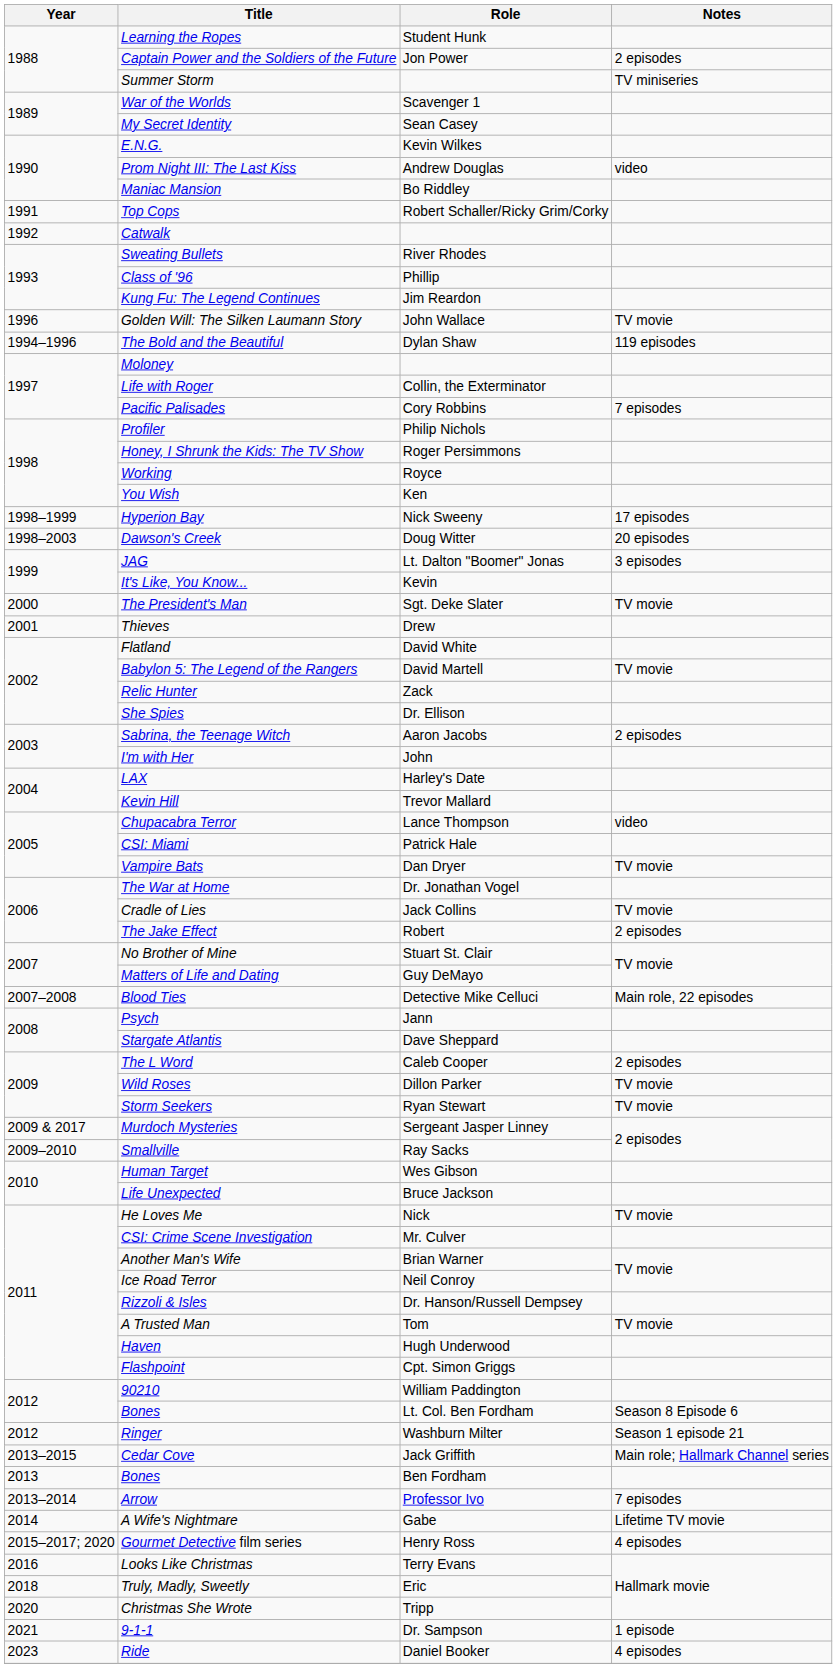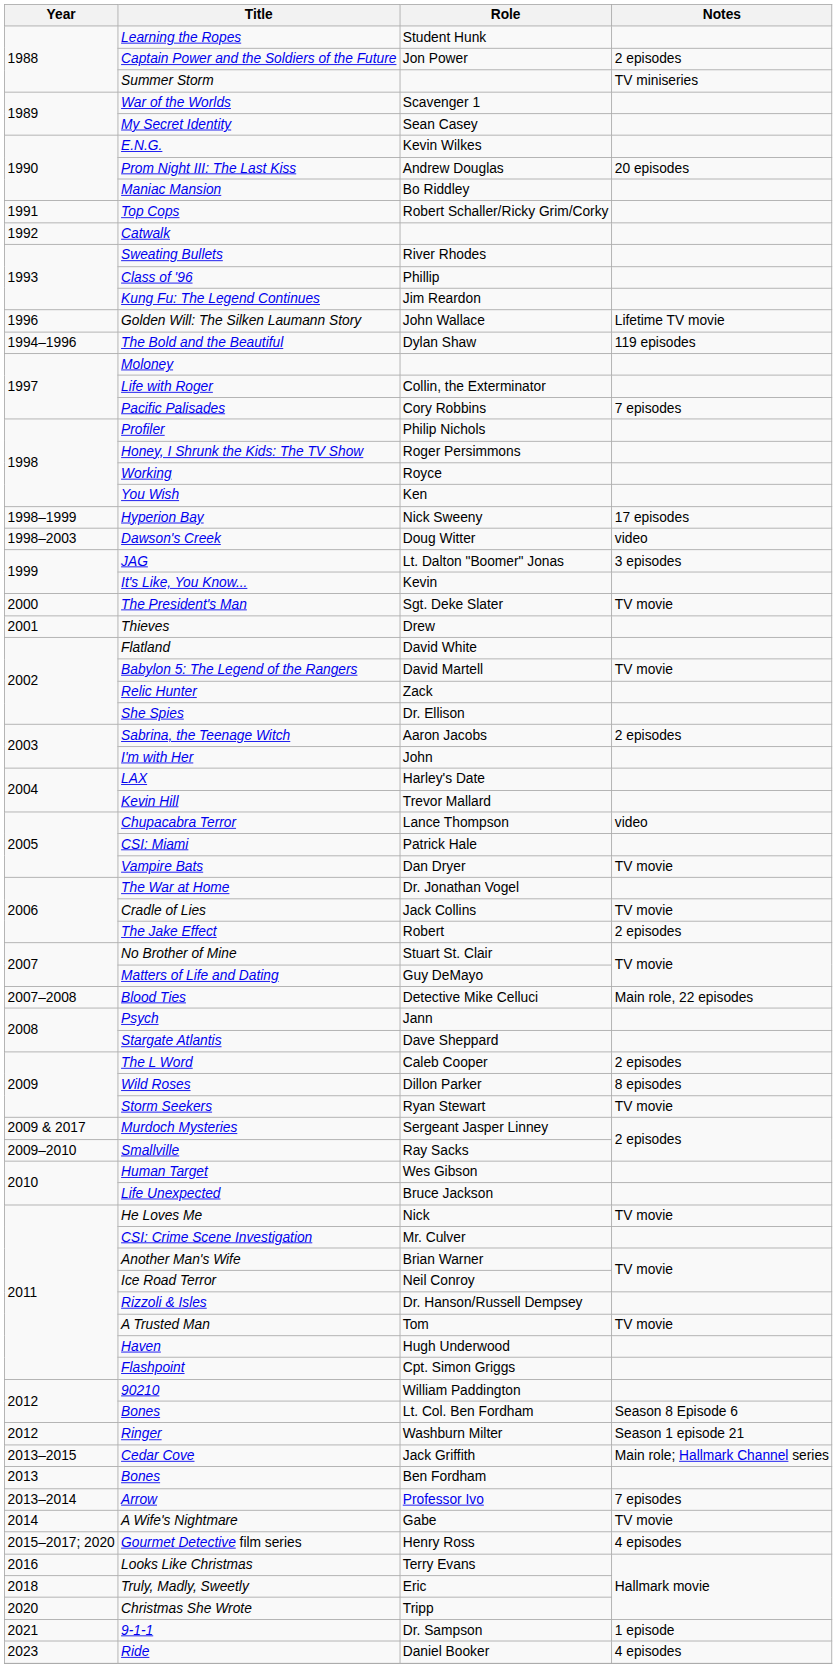(631, 168) video -> (652, 168) 20 episodes
(644, 320) TV movie -> (670, 320) Lifetime TV movie
(652, 539) 20 episodes -> (631, 539) video
(644, 1084) TV movie -> (648, 1084) 8 episodes
(670, 1521) Lifetime TV movie -> (644, 1521) TV movie
